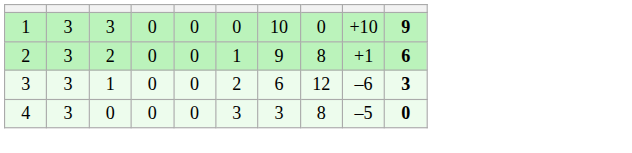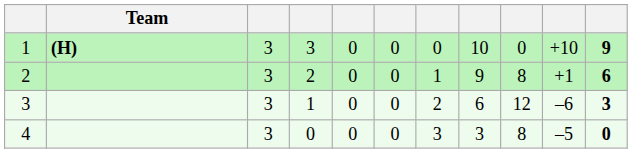+ column: (147, 18)
